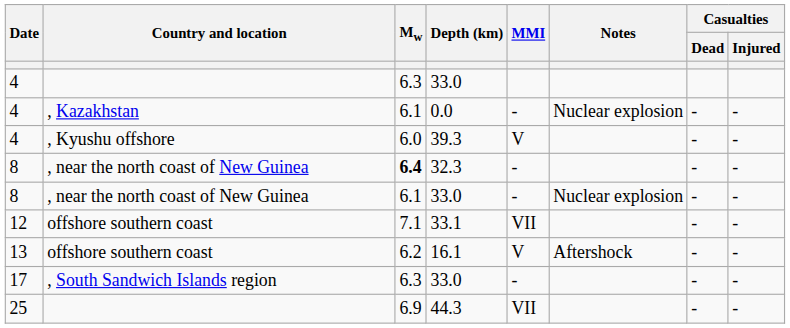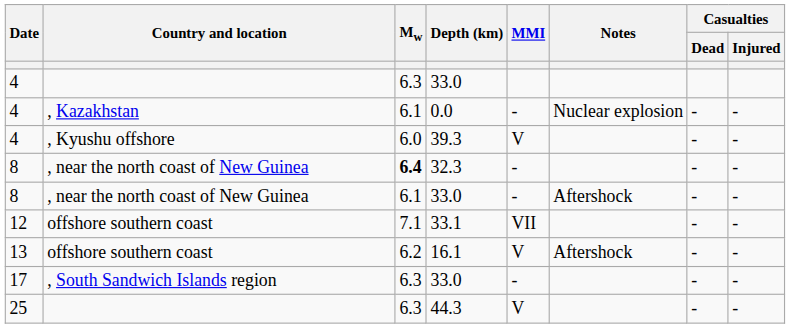(618, 195) Nuclear explosion -> (593, 195) Aftershock
(411, 308) 6.9 -> (411, 308) 6.3
(524, 308) VII -> (518, 308) V
